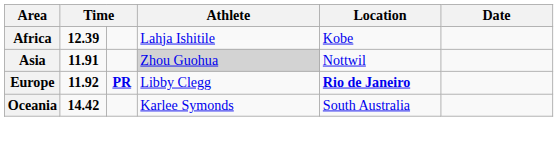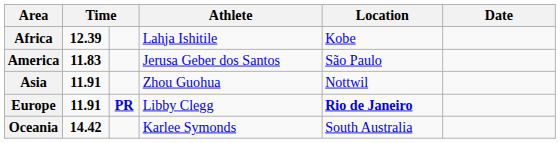+ row: (33, 60)
(179, 60) lightgrey background -> (182, 82) no background
(83, 82) 11.92 -> (86, 104) 11.91
